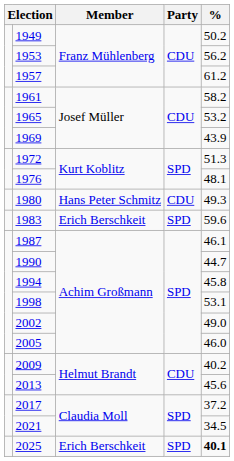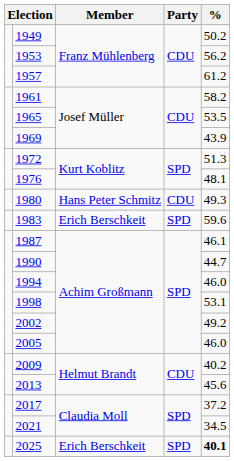(215, 117) 53.2 -> (215, 117) 53.5
(215, 281) 45.8 -> (215, 281) 46.0
(215, 323) 49.0 -> (215, 323) 49.2
